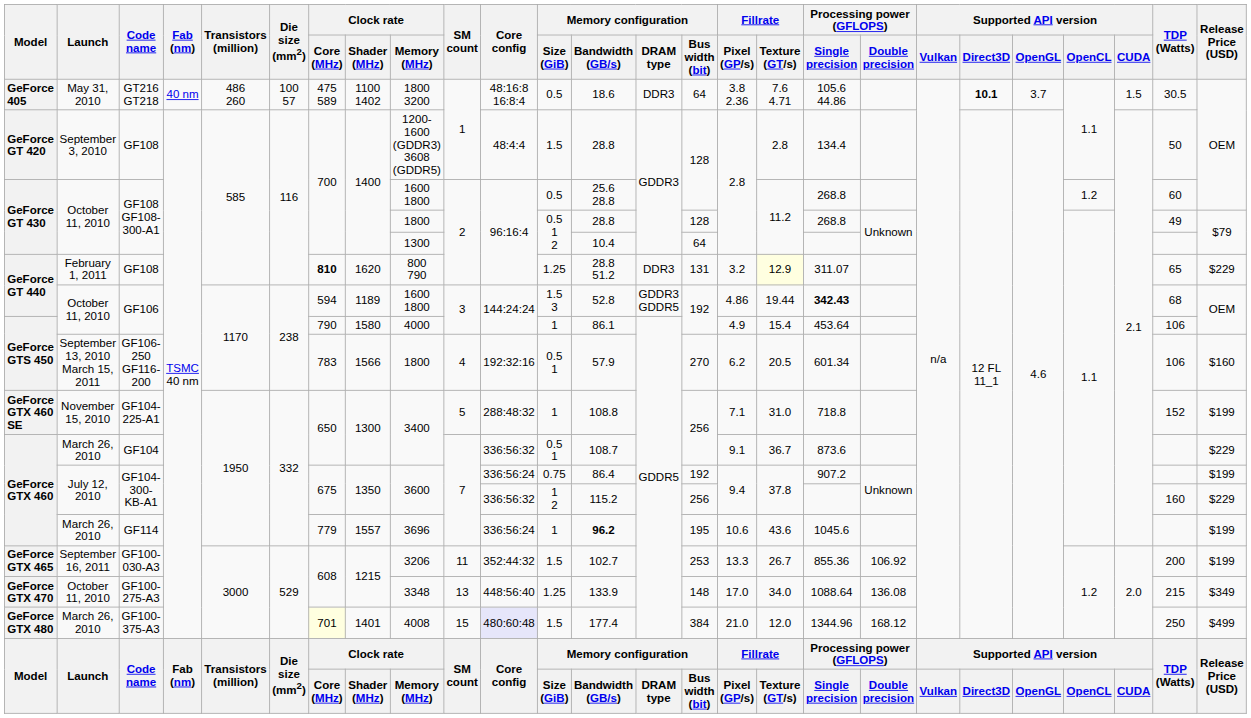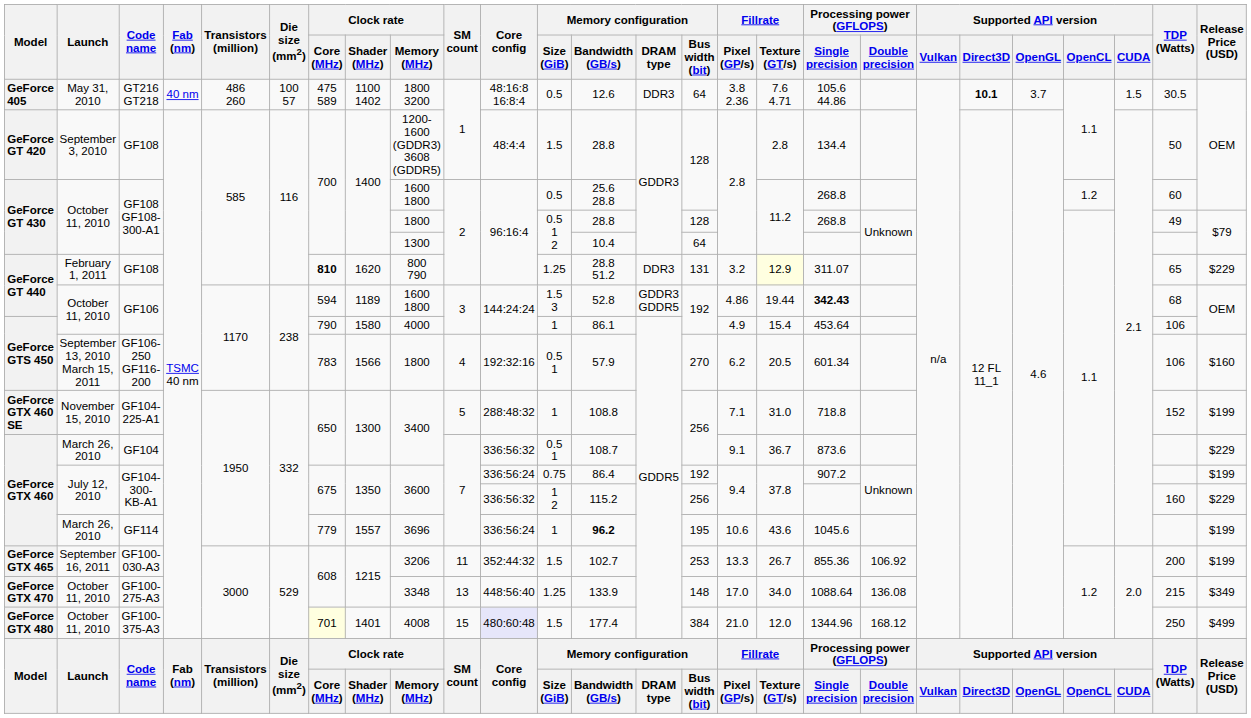(603, 94) 18.6 -> (603, 94) 12.6
(88, 623) March 26, 2010 -> (88, 623) October 11, 2010
